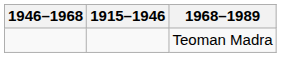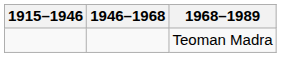columns swapped: (128, 16) <-> (46, 16)
